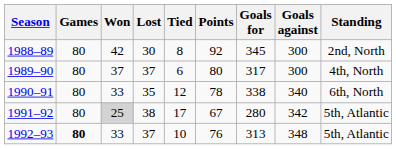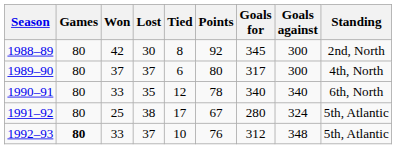(256, 92) 338 -> (256, 92) 340
(117, 112) lightgrey background -> (117, 112) no background
(298, 112) 342 -> (298, 112) 324
(256, 133) 313 -> (256, 133) 312
